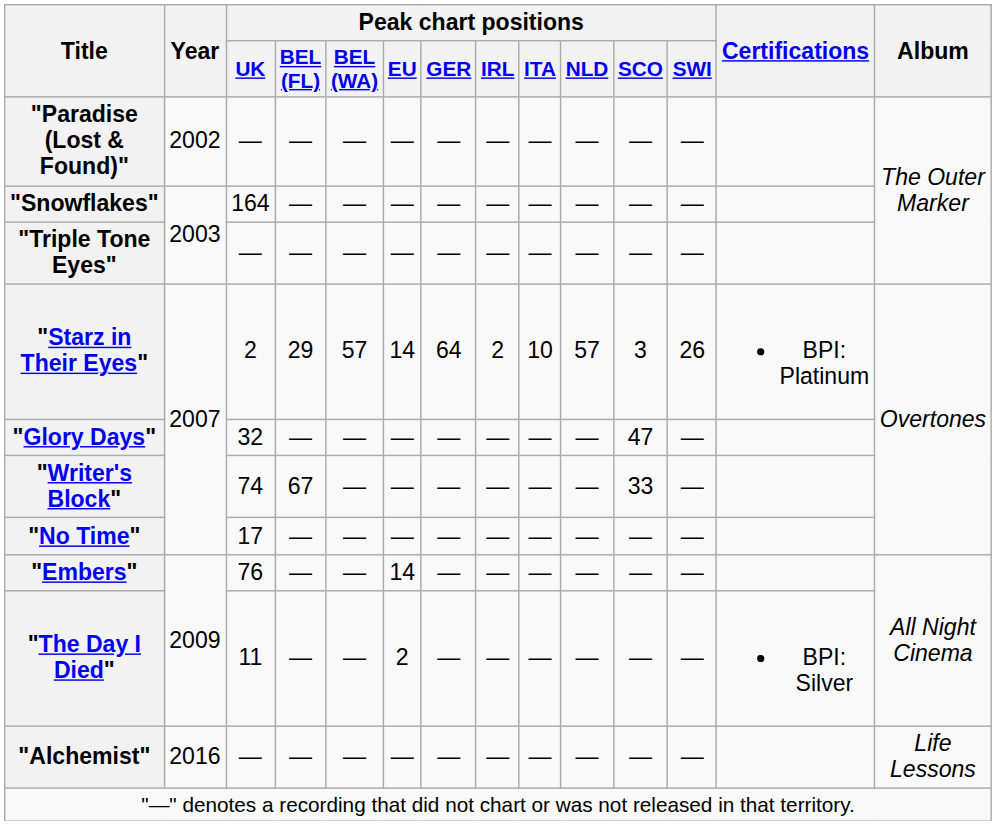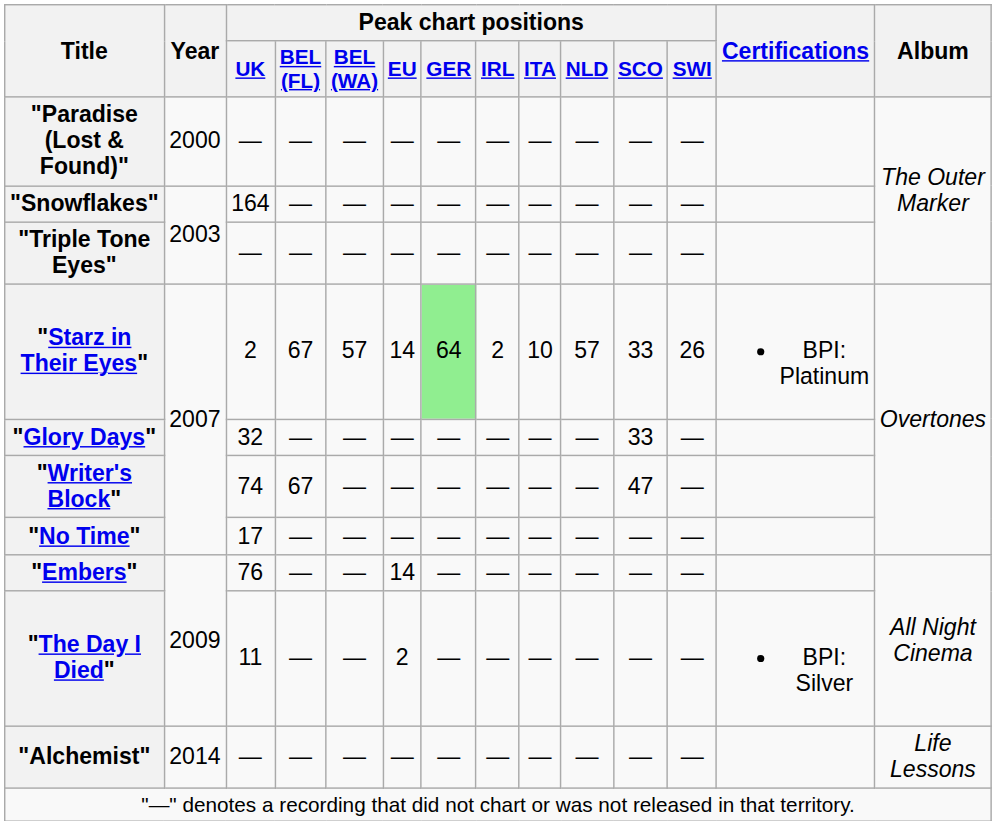(195, 141) 2002 -> (195, 141) 2000
(300, 351) 29 -> (300, 351) 67
(449, 351) no background -> (449, 351) lightgreen background
(640, 351) 3 -> (640, 351) 33
(640, 436) 47 -> (640, 436) 33
(640, 486) 33 -> (640, 486) 47
(195, 756) 2016 -> (195, 756) 2014
